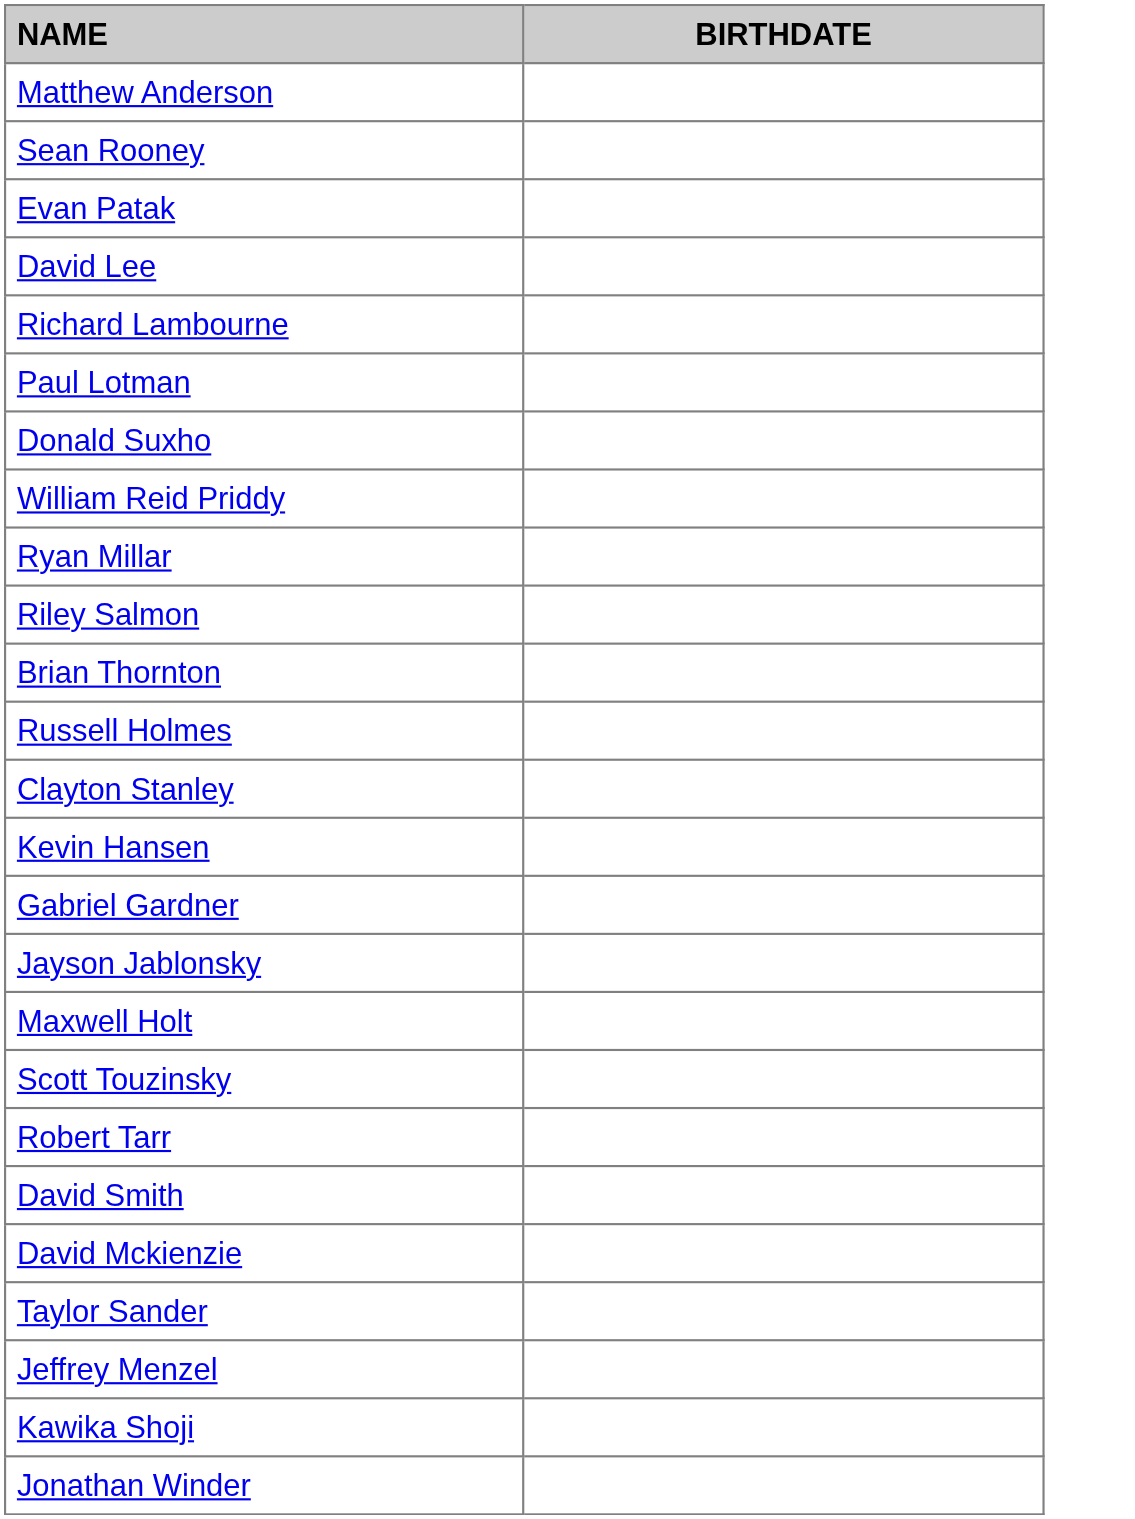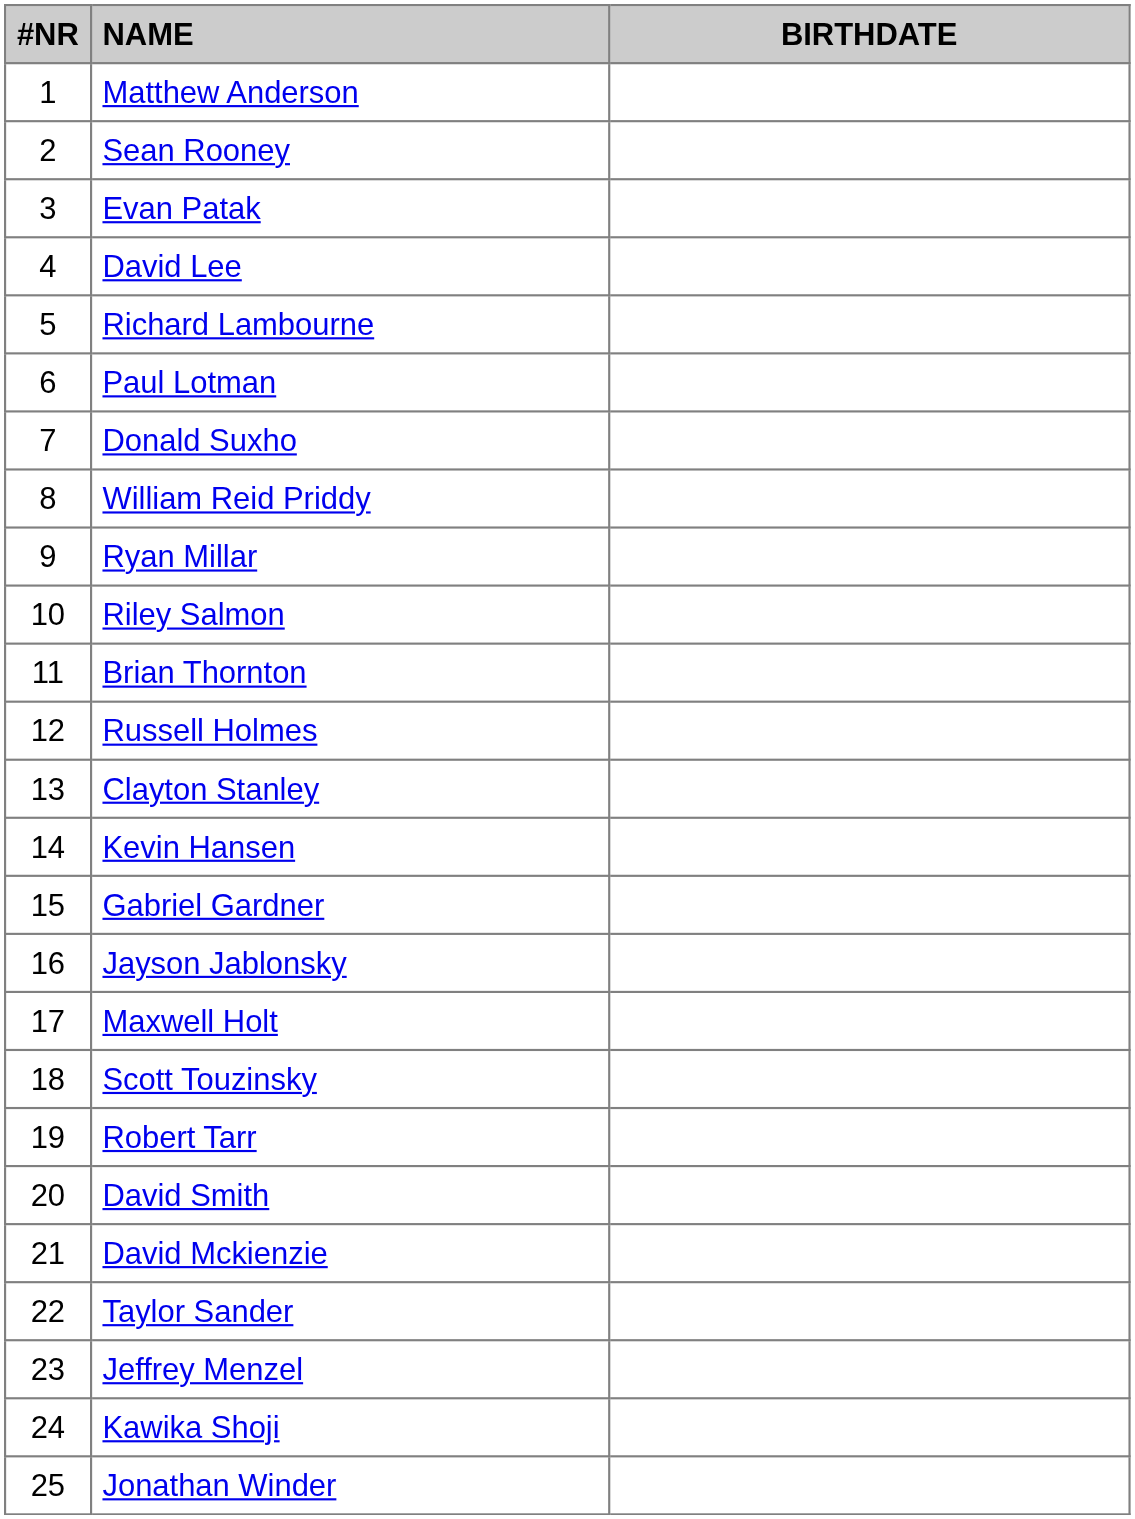+ column: (48, 34)
